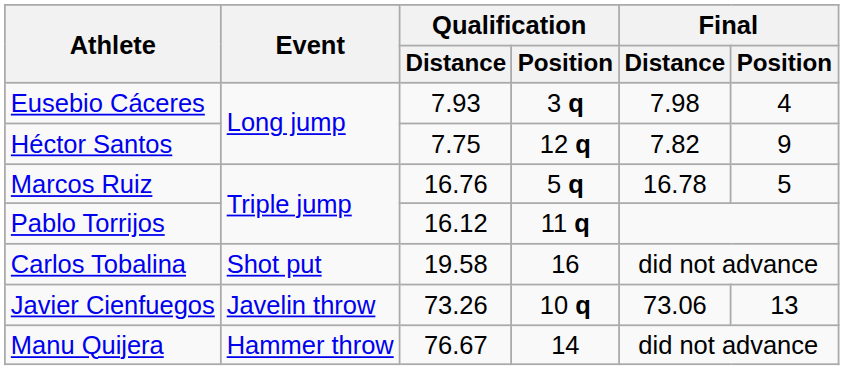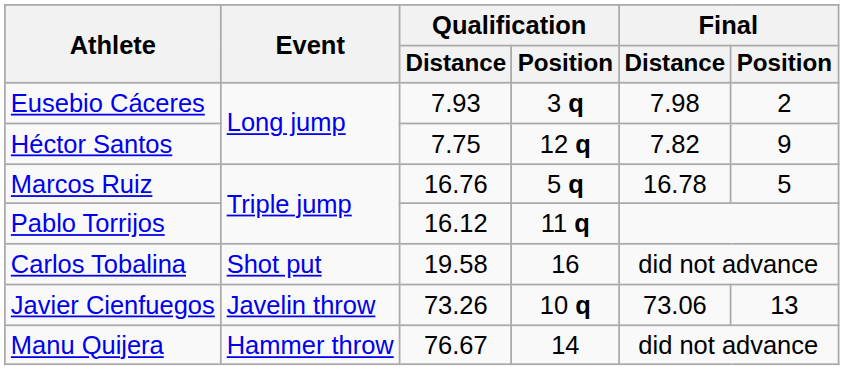(784, 104) 4 -> (784, 104) 2
